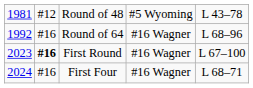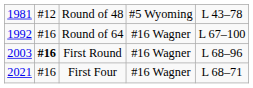(222, 33) L 68–96 -> (222, 33) L 67–100
(20, 53) 2023 -> (20, 53) 2003
(222, 53) L 67–100 -> (222, 53) L 68–96
(20, 72) 2024 -> (20, 72) 2021
